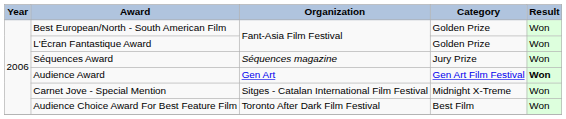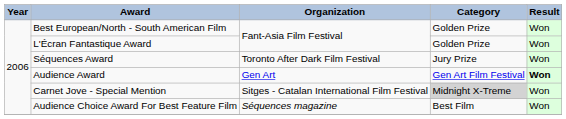(289, 59) Séquences magazine -> (311, 59) Toronto After Dark Film Festival
(472, 91) no background -> (472, 91) lightgrey background
(311, 106) Toronto After Dark Film Festival -> (289, 106) Séquences magazine
